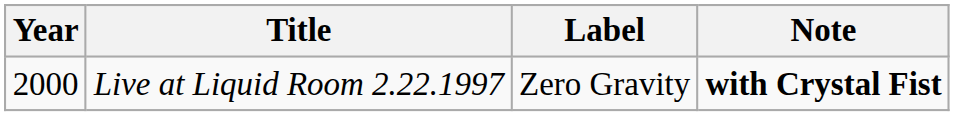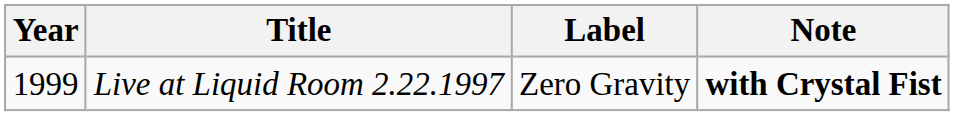(46, 82) 2000 -> (46, 82) 1999
